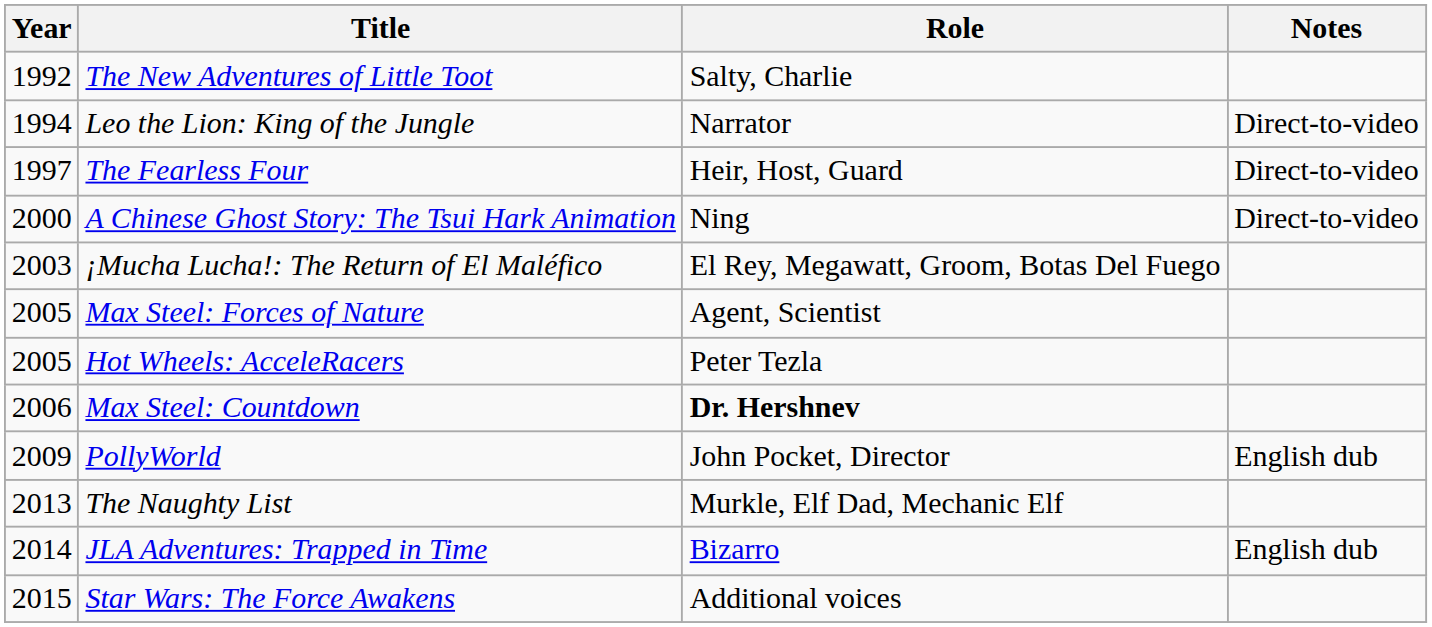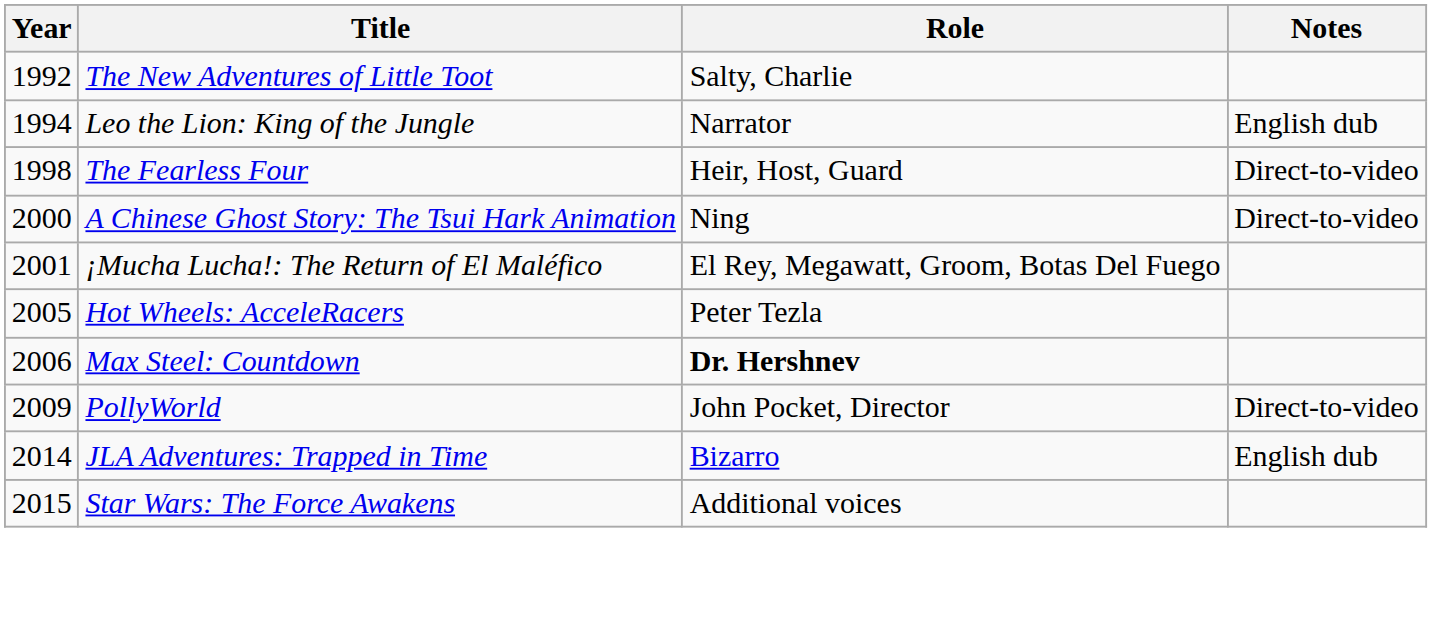(1326, 123) Direct-to-video -> (1306, 123) English dub
(42, 170) 1997 -> (42, 170) 1998
(42, 265) 2003 -> (42, 265) 2001
- row: (255, 312)
(1306, 455) English dub -> (1326, 407) Direct-to-video
- row: (189, 502)
